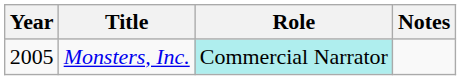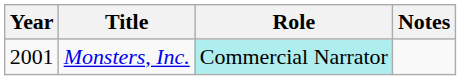(32, 56) 2005 -> (32, 56) 2001
